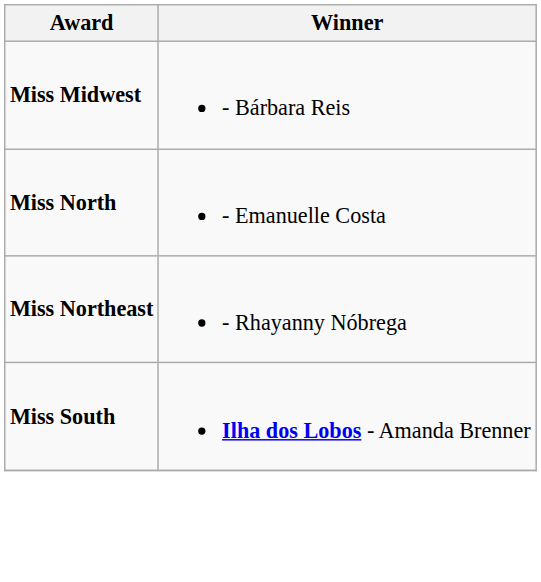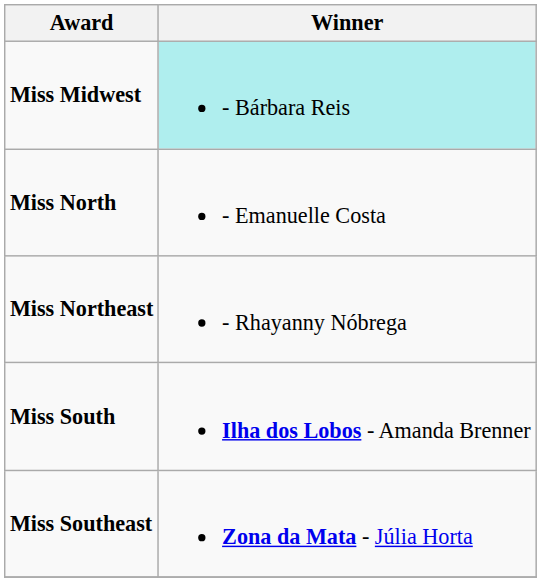(347, 108) no background -> (347, 108) paleturquoise background
+ row: (81, 523)
